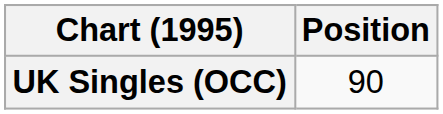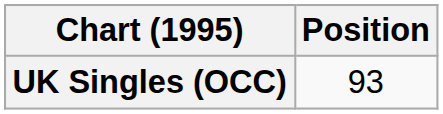(366, 81) 90 -> (366, 81) 93
